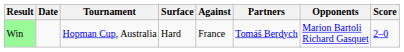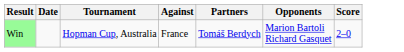- column: (177, 12)
